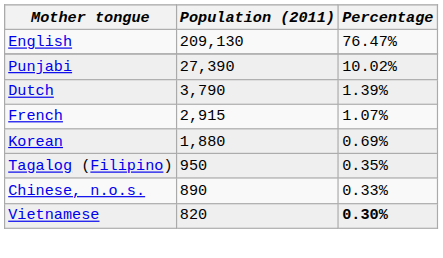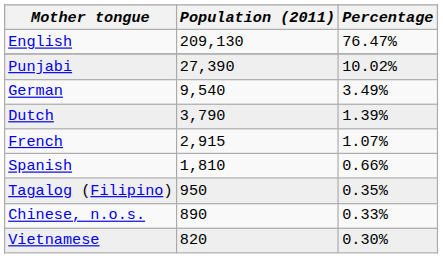+ row: (36, 92)
- row: (36, 141)
+ row: (40, 166)
(365, 216) bold -> (365, 240) normal
